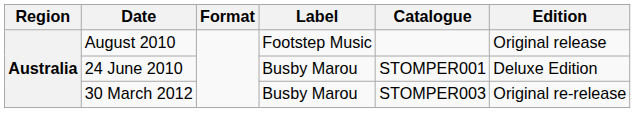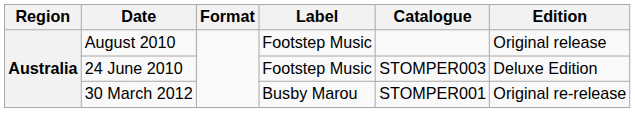(310, 68) Busby Marou -> (317, 68) Footstep Music
(433, 68) STOMPER001 -> (433, 68) STOMPER003
(433, 94) STOMPER003 -> (433, 94) STOMPER001
